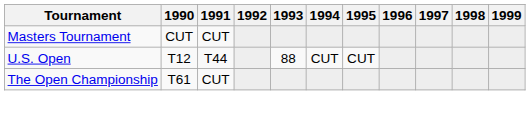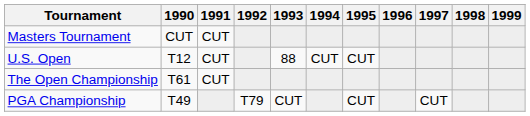(216, 58) T44 -> (216, 58) CUT
+ row: (67, 101)
